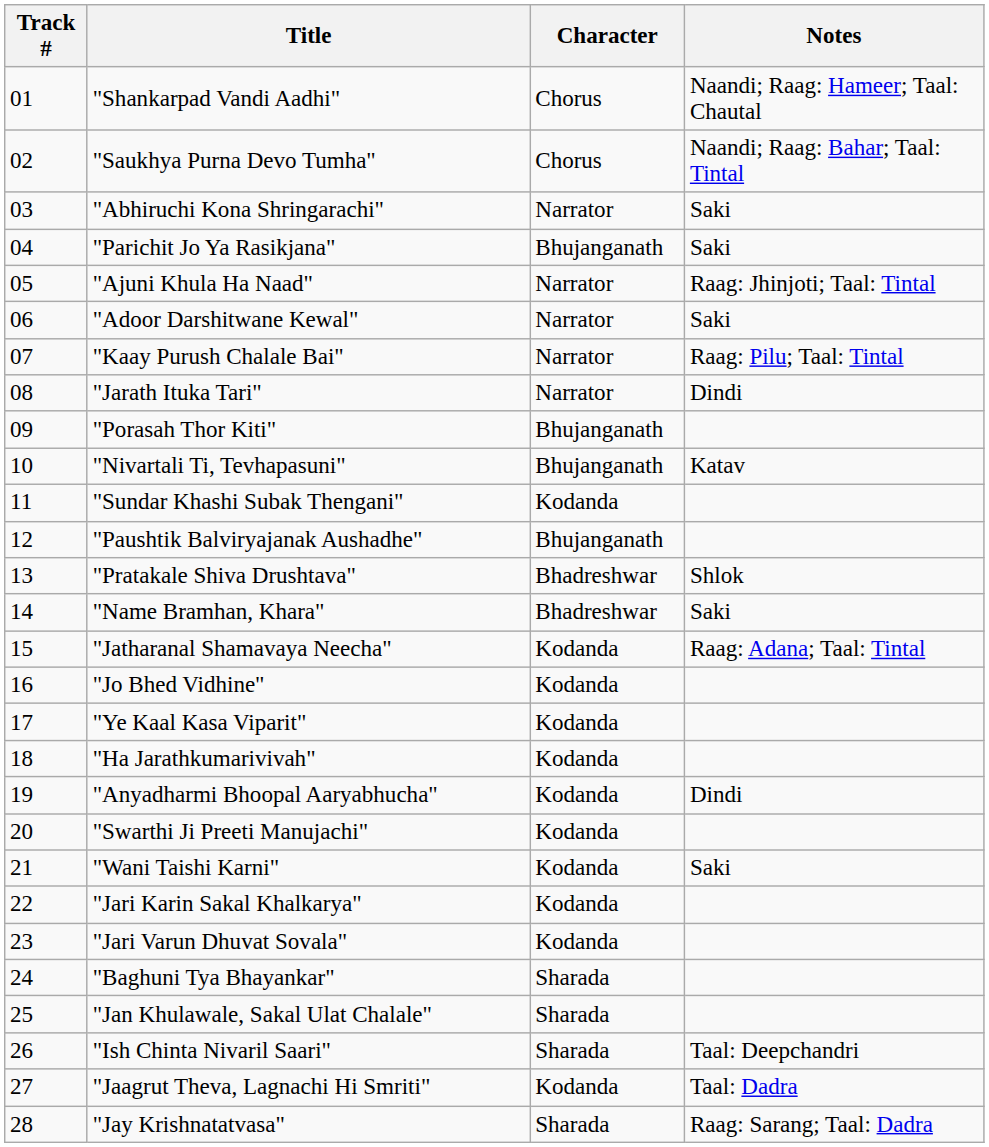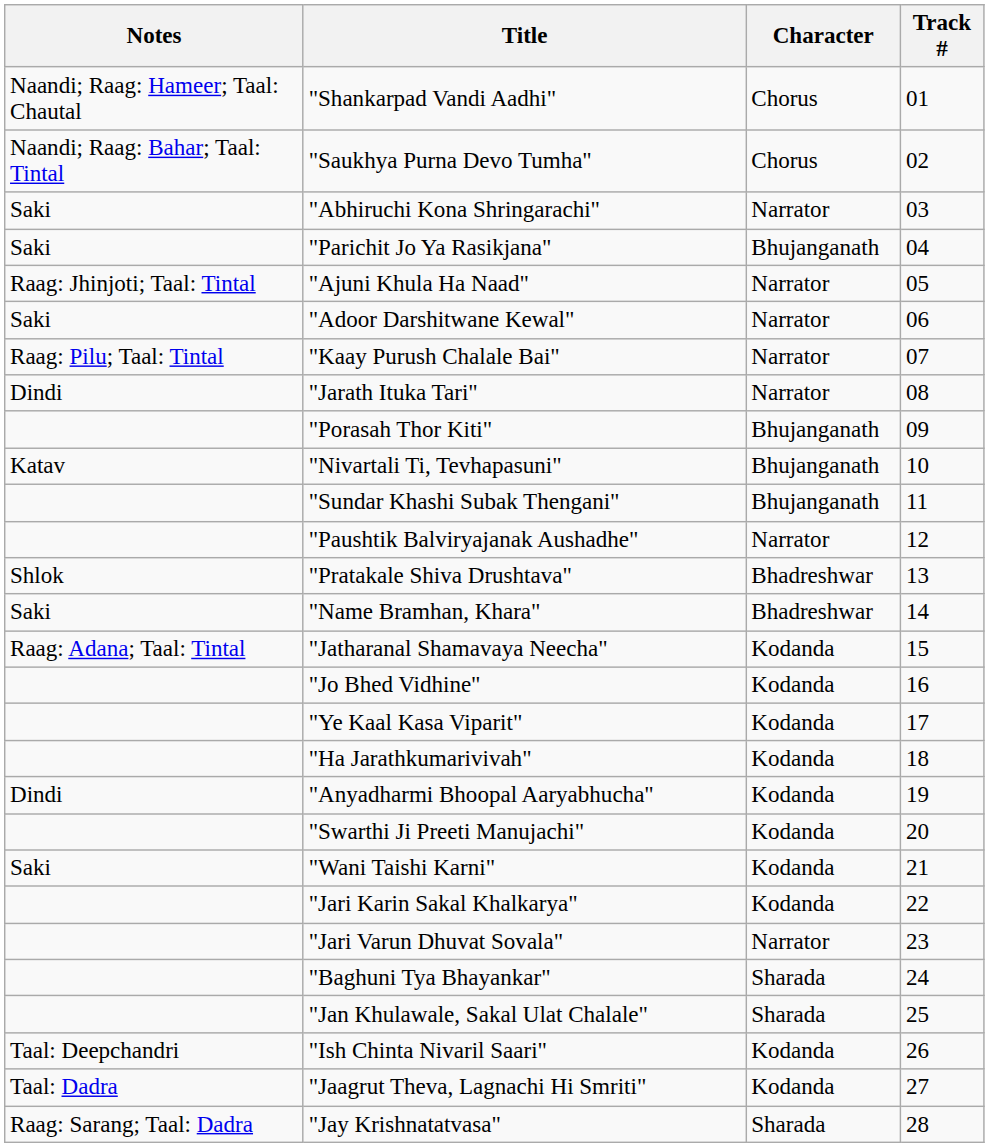columns swapped: (46, 35) <-> (834, 35)
(577, 502) Kodanda -> (815, 502) Bhujanganath
(599, 539) Bhujanganath -> (790, 539) Narrator
(577, 940) Kodanda -> (790, 940) Narrator
(572, 1050) Sharada -> (793, 1050) Kodanda
